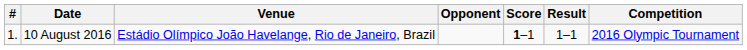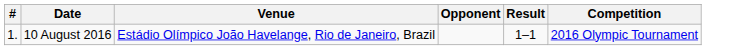- column: (524, 14)
